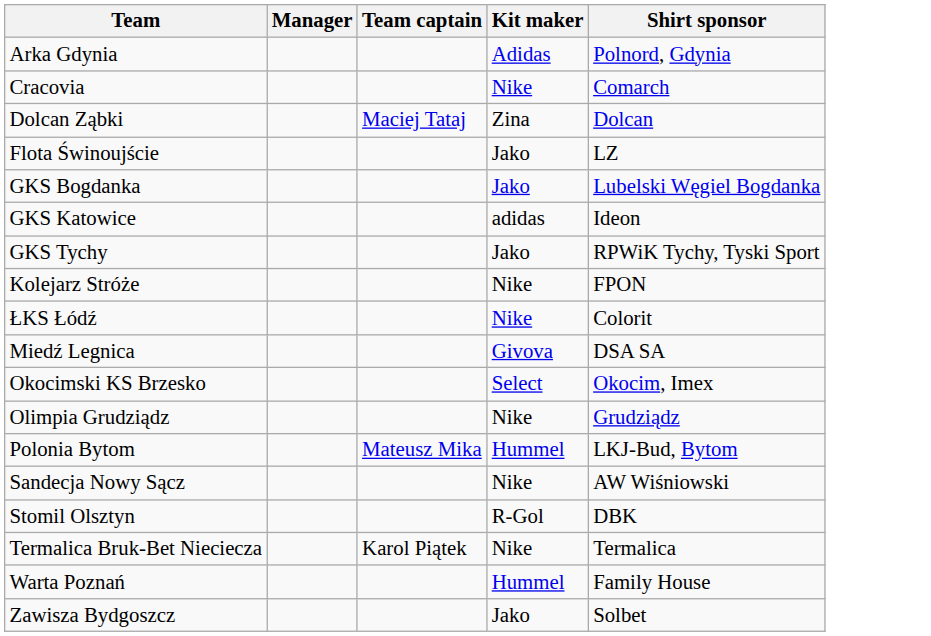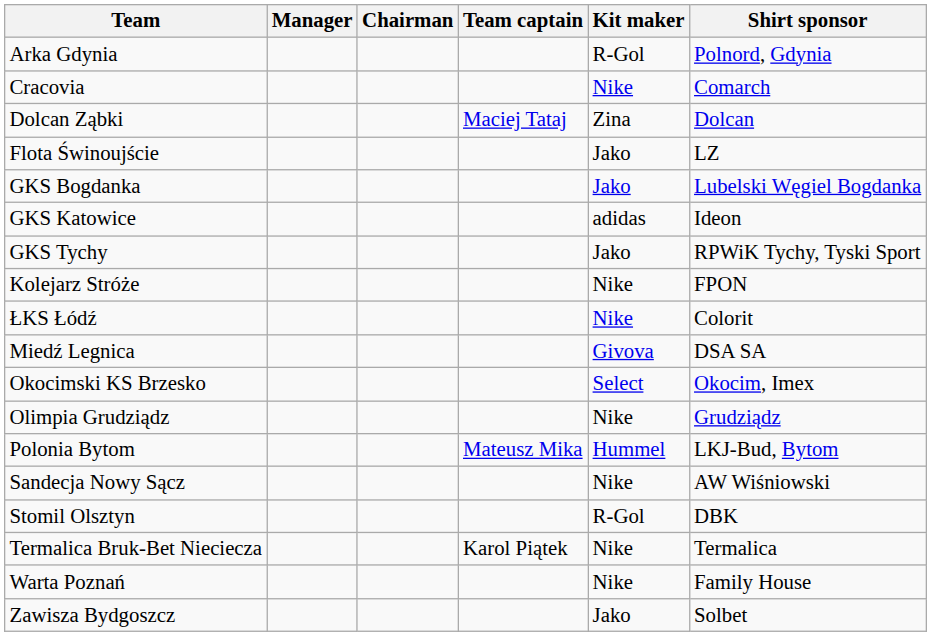+ column: (408, 20)
(521, 53) Adidas -> (619, 53) R-Gol
(528, 581) Hummel -> (613, 581) Nike
